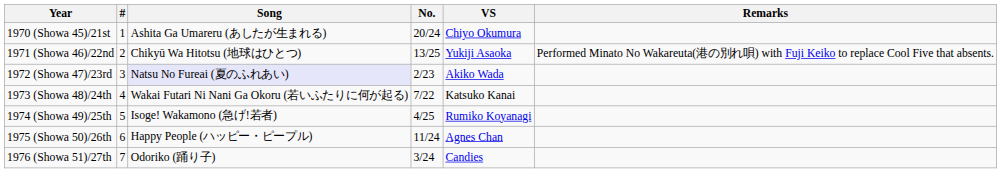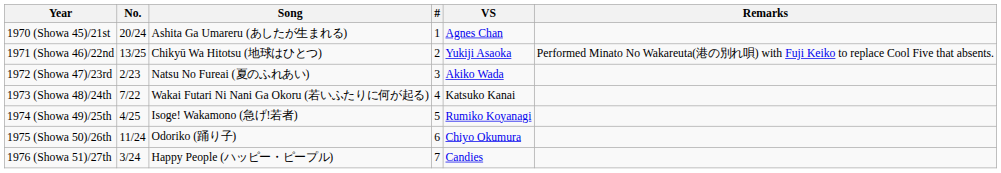columns swapped: (122, 13) <-> (427, 13)
(483, 33) Chiyo Okumura -> (474, 33) Agnes Chan
(210, 74) lavender background -> (230, 74) no background
(222, 136) Happy People (ハッピー・ピープル) -> (194, 136) Odoriko (踊り子)
(474, 136) Agnes Chan -> (483, 136) Chiyo Okumura
(173, 157) Odoriko (踊り子) -> (242, 157) Happy People (ハッピー・ピープル)
